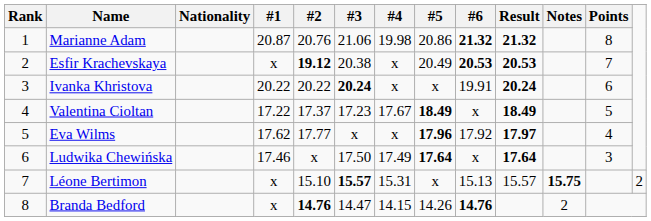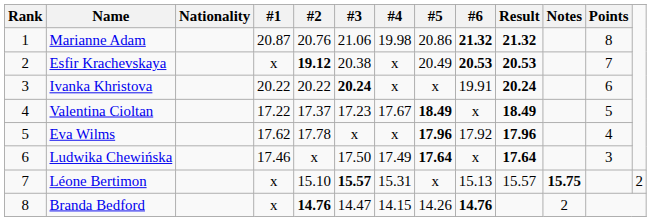(314, 134) 17.77 -> (314, 134) 17.78
(519, 134) 17.97 -> (519, 134) 17.96
